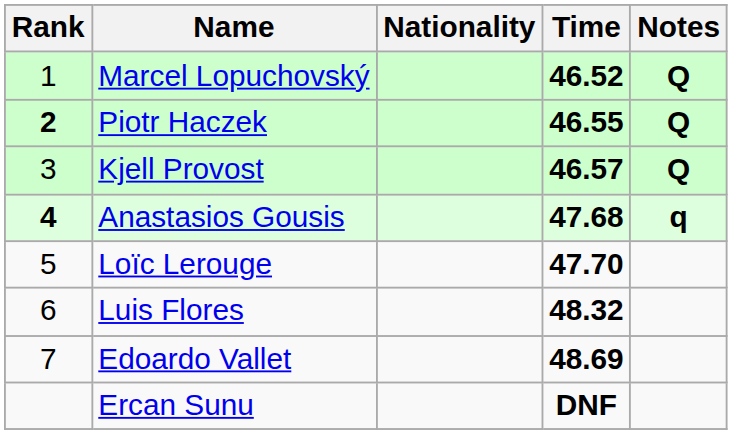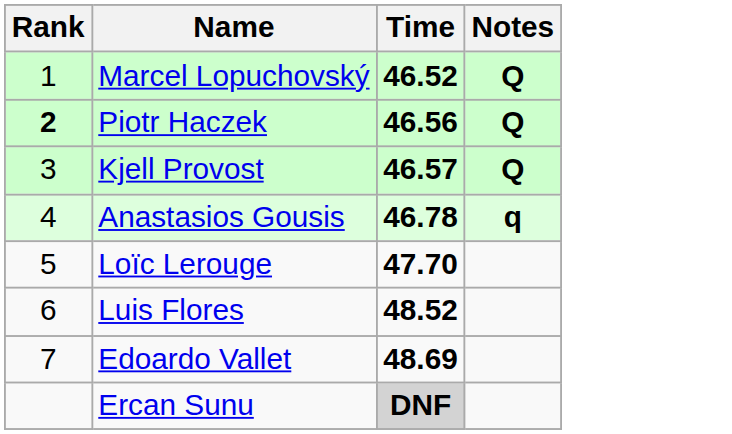- column: (459, 28)
(586, 122) 46.55 -> (421, 122) 46.56
(48, 216) bold -> (48, 216) normal
(586, 216) 47.68 -> (421, 216) 46.78
(586, 311) 48.32 -> (421, 311) 48.52
(586, 405) no background -> (421, 405) lightgrey background
